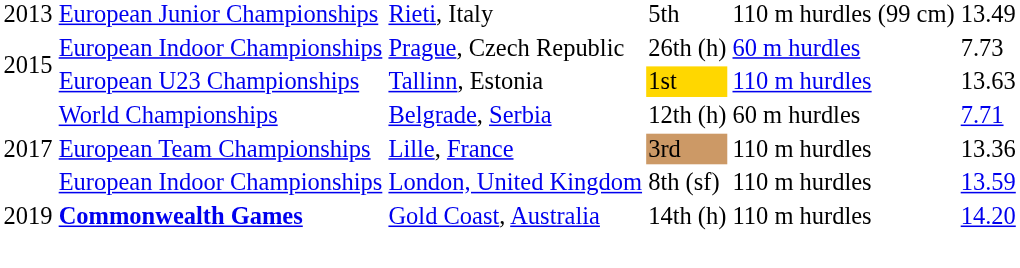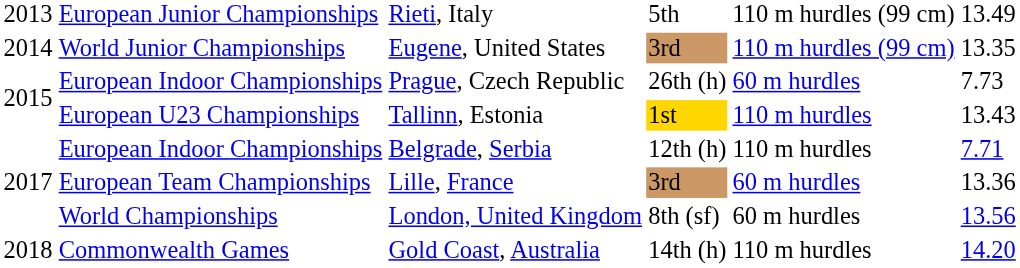+ row: (497, 47)
(988, 81) 13.63 -> (988, 115) 13.43
(168, 115) World Championships -> (220, 148) European Indoor Championships
(796, 115) 60 m hurdles -> (802, 148) 110 m hurdles
(802, 148) 110 m hurdles -> (796, 182) 60 m hurdles
(220, 182) European Indoor Championships -> (168, 216) World Championships
(802, 182) 110 m hurdles -> (796, 216) 60 m hurdles
(988, 182) 13.59 -> (988, 216) 13.56
(28, 216) 2019 -> (28, 249) 2018
(181, 216) bold -> (174, 249) normal
